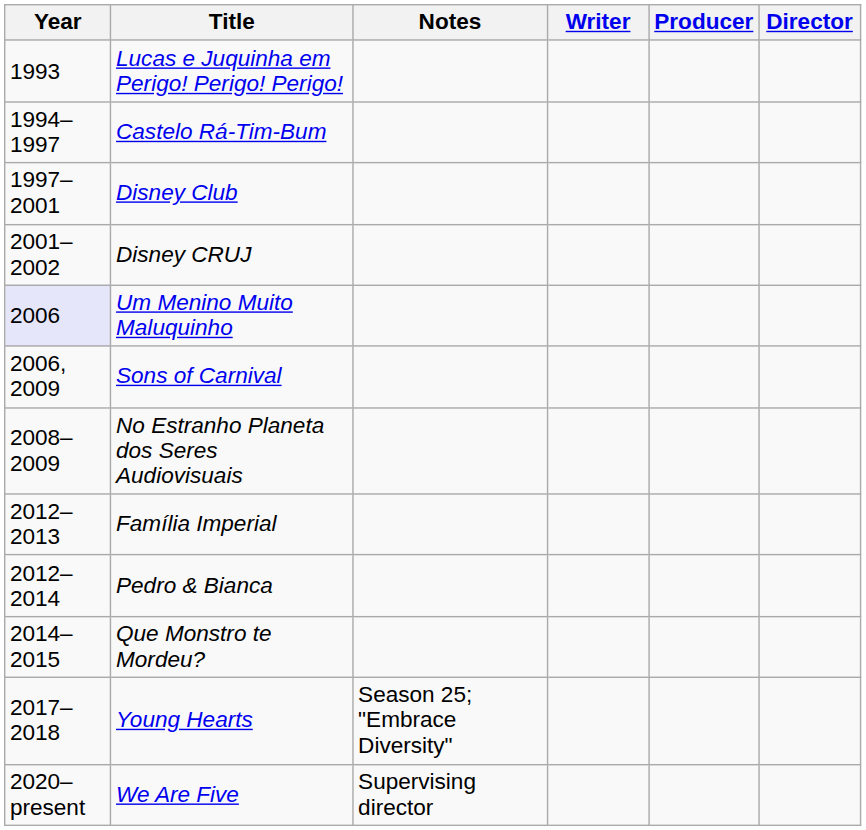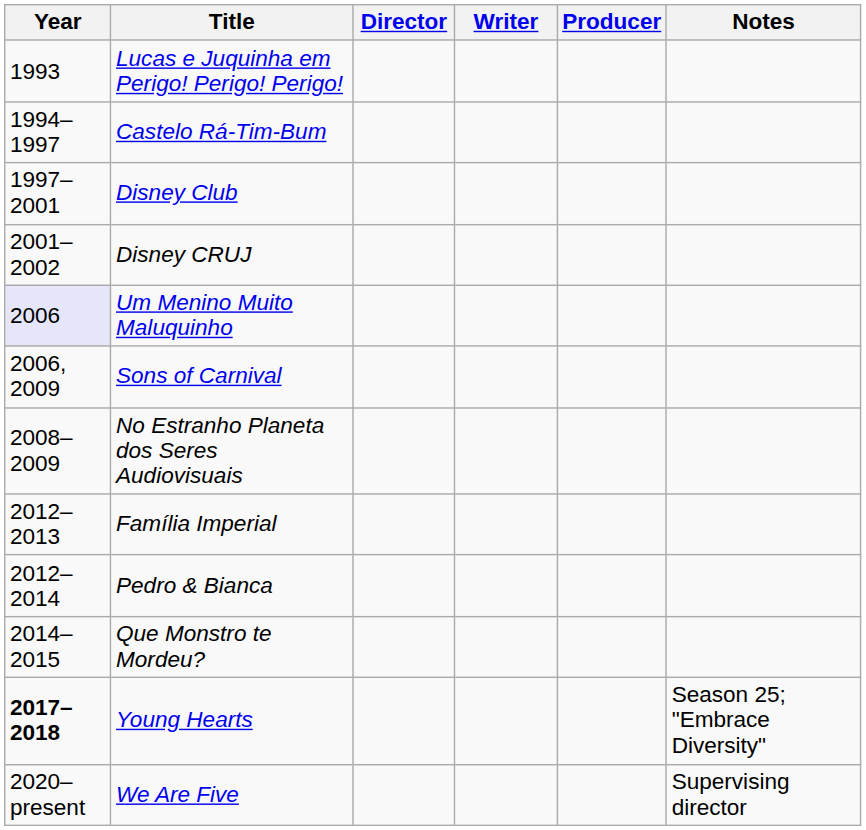columns swapped: (810, 22) <-> (450, 22)
(41, 720) normal -> (41, 720) bold
